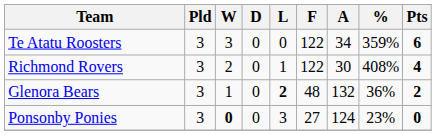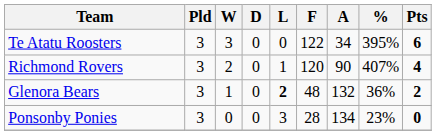(381, 42) 359% -> (381, 42) 395%
(312, 67) 122 -> (312, 67) 120
(343, 67) 30 -> (343, 67) 90
(381, 67) 408% -> (381, 67) 407%
(229, 117) bold -> (229, 117) normal
(312, 117) 27 -> (312, 117) 28
(343, 117) 124 -> (343, 117) 134
